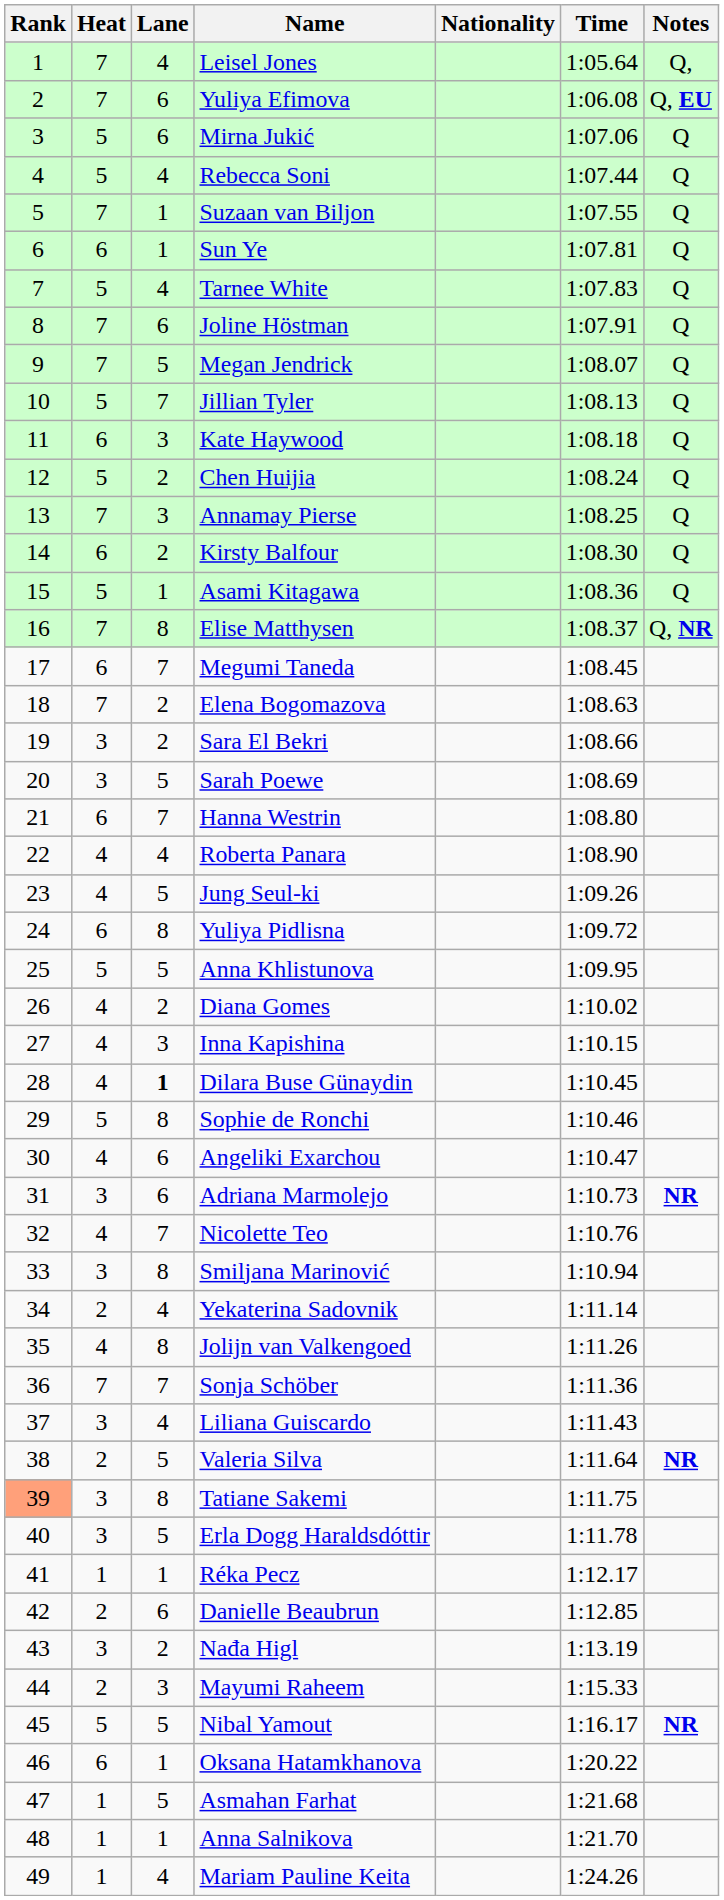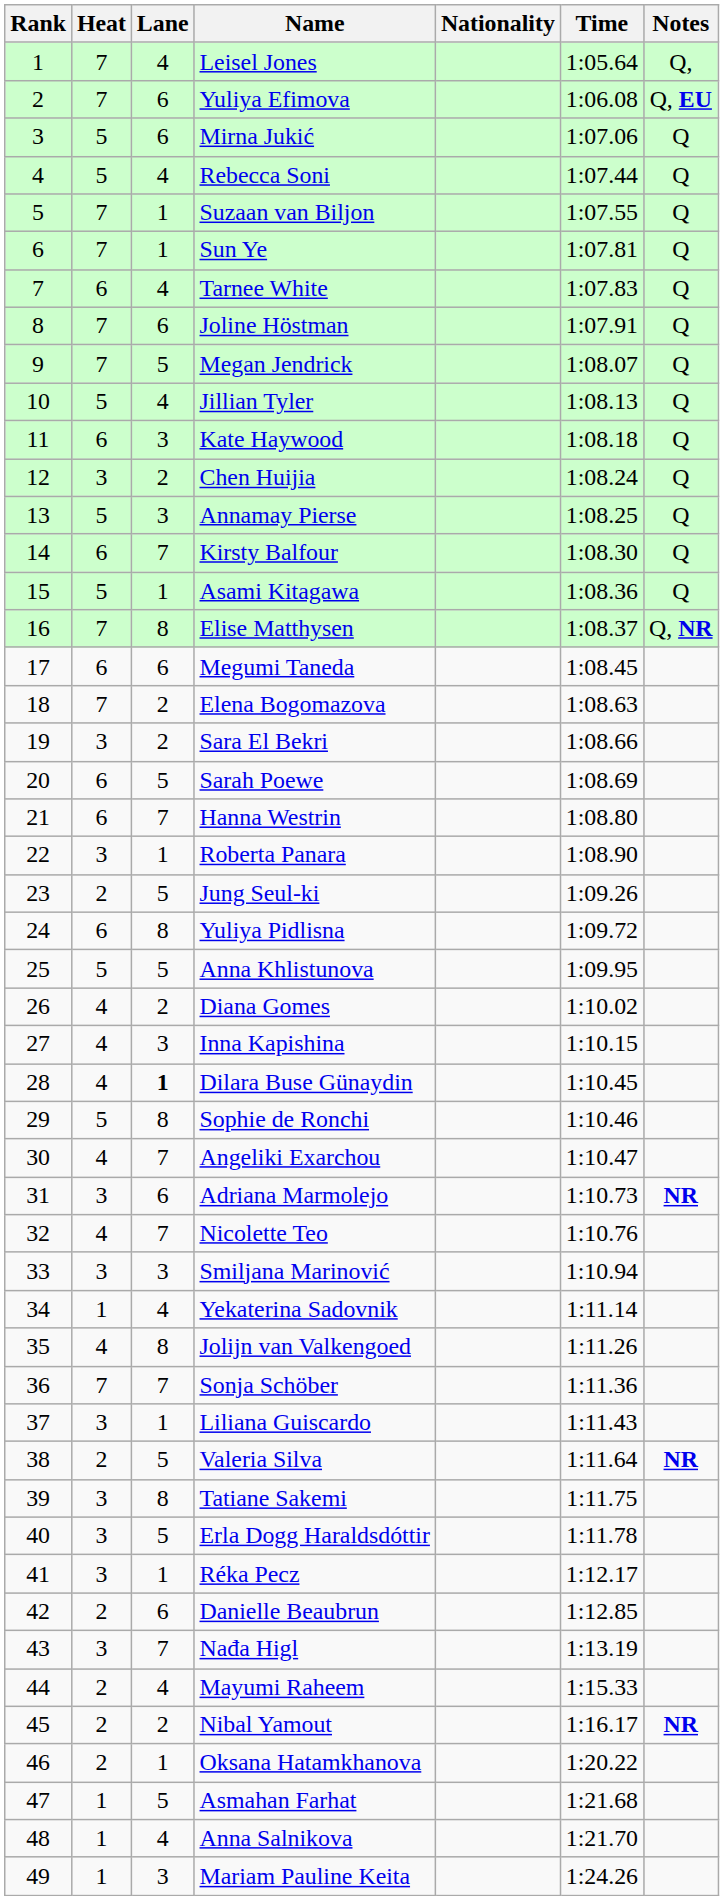(101, 250) 6 -> (101, 250) 7
(101, 288) 5 -> (101, 288) 6
(163, 401) 7 -> (163, 401) 4
(101, 477) 5 -> (101, 477) 3
(101, 514) 7 -> (101, 514) 5
(163, 552) 2 -> (163, 552) 7
(163, 666) 7 -> (163, 666) 6
(101, 779) 3 -> (101, 779) 6
(101, 855) 4 -> (101, 855) 3
(163, 855) 4 -> (163, 855) 1
(101, 893) 4 -> (101, 893) 2
(163, 1157) 6 -> (163, 1157) 7
(163, 1271) 8 -> (163, 1271) 3
(101, 1308) 2 -> (101, 1308) 1
(163, 1422) 4 -> (163, 1422) 1
(38, 1497) lightsalmon background -> (38, 1497) no background
(101, 1573) 1 -> (101, 1573) 3
(163, 1649) 2 -> (163, 1649) 7
(163, 1686) 3 -> (163, 1686) 4
(101, 1724) 5 -> (101, 1724) 2
(163, 1724) 5 -> (163, 1724) 2
(101, 1762) 6 -> (101, 1762) 2
(163, 1838) 1 -> (163, 1838) 4
(163, 1876) 4 -> (163, 1876) 3
